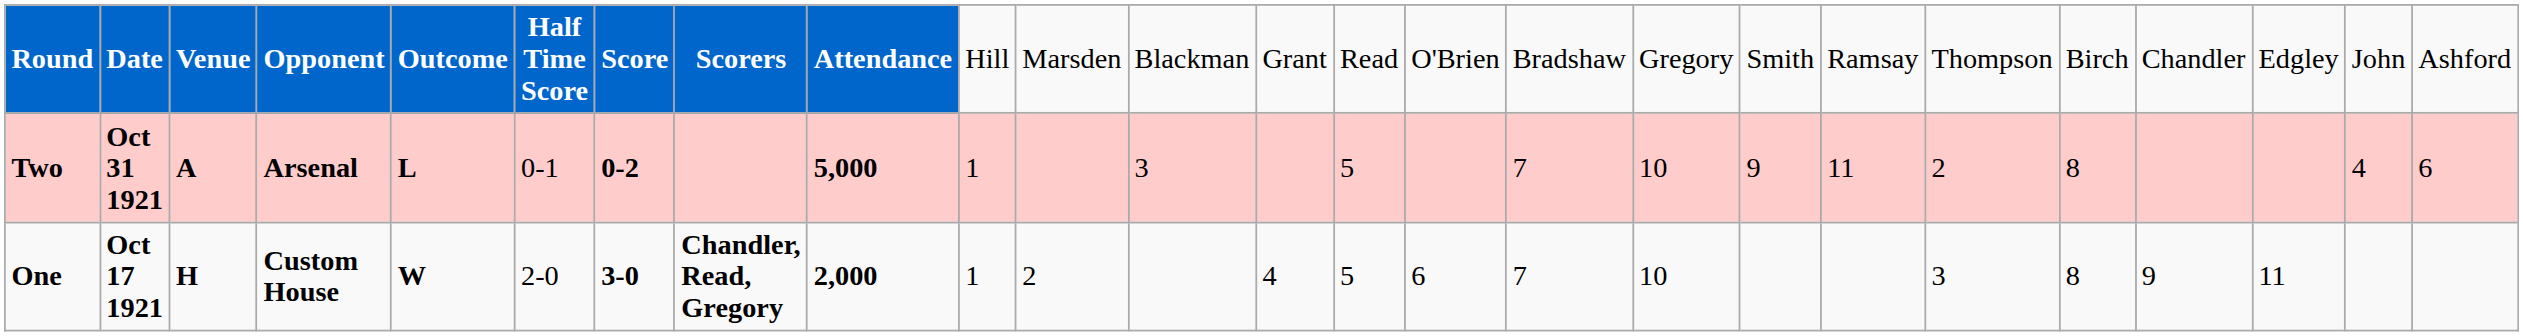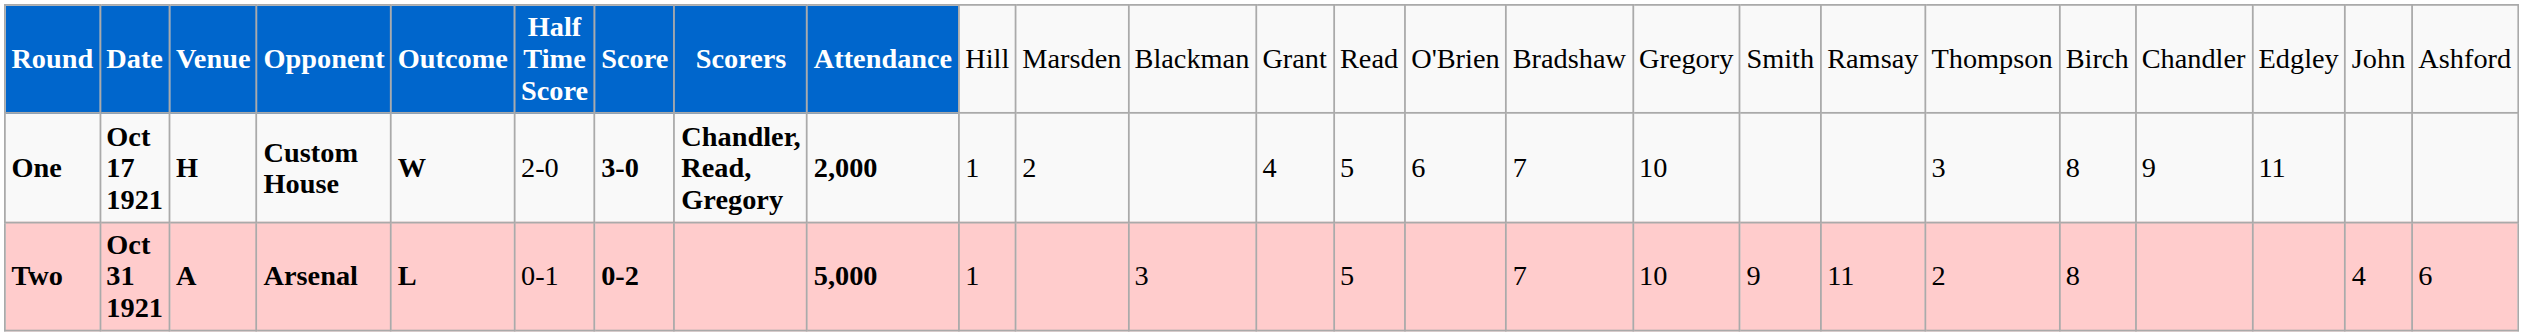rows swapped: (37, 276) <-> (37, 167)
